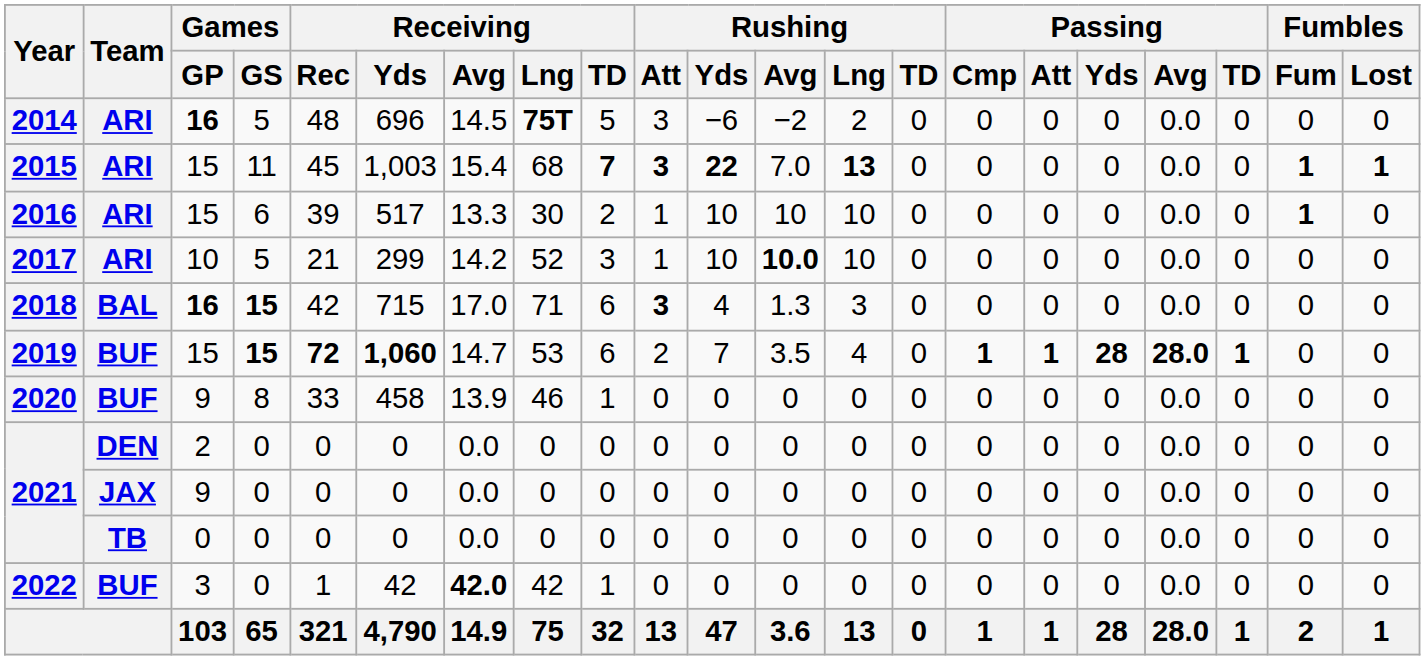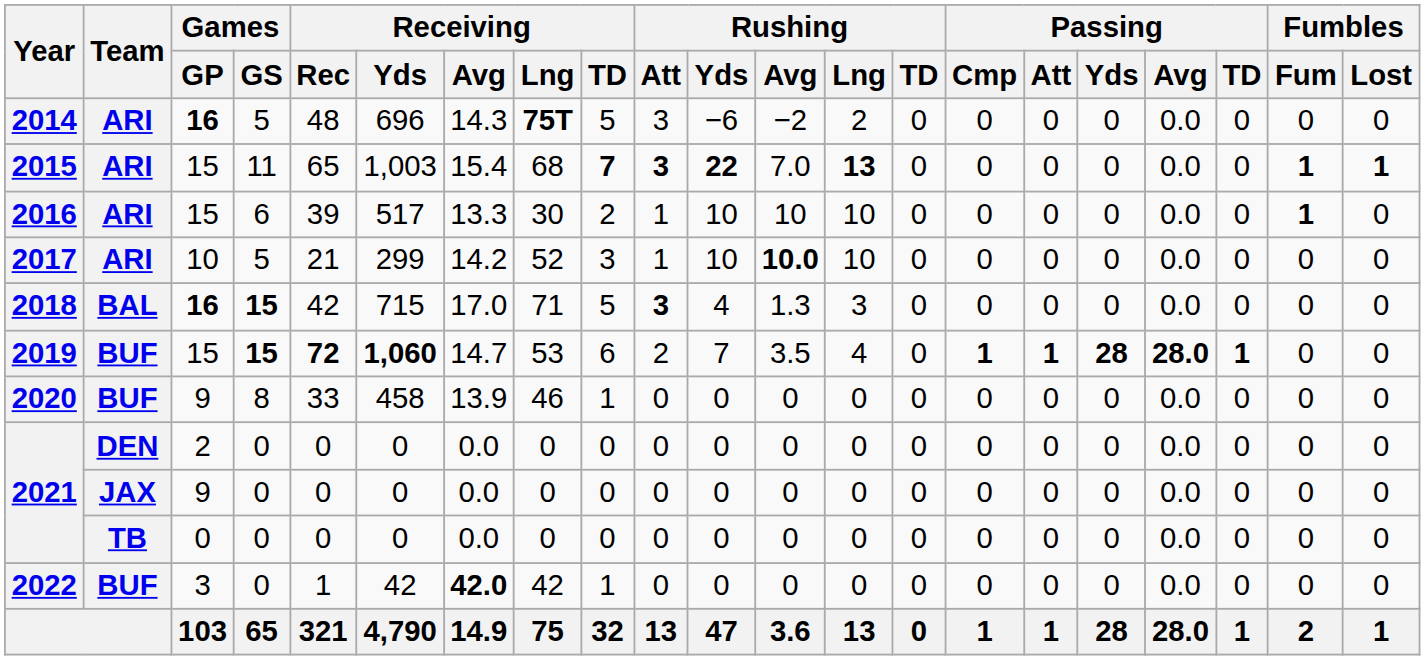(479, 120) 14.5 -> (479, 120) 14.3
(323, 167) 45 -> (323, 167) 65
(607, 306) 6 -> (607, 306) 5
